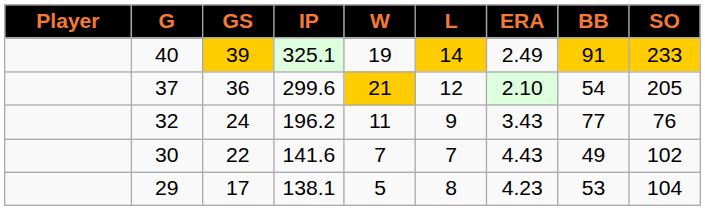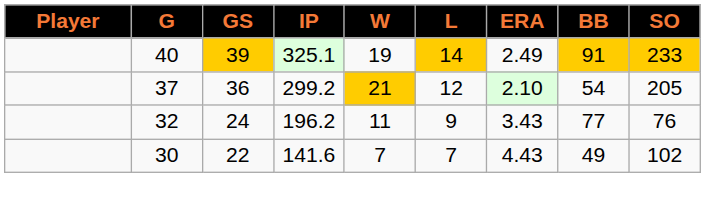(309, 88) 299.6 -> (309, 88) 299.2
- row: (167, 188)
